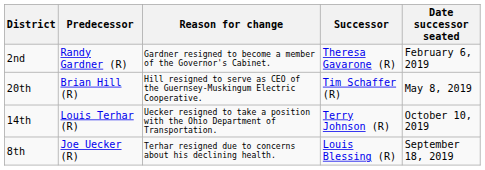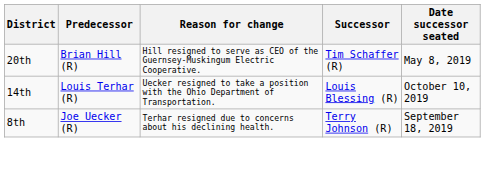- row: (16, 58)
(356, 121) Terry Johnson (R) -> (362, 92) Louis Blessing (R)
(359, 151) Louis Blessing (R) -> (359, 123) Terry Johnson (R)
